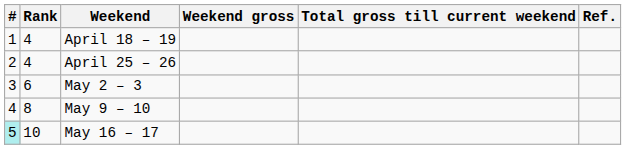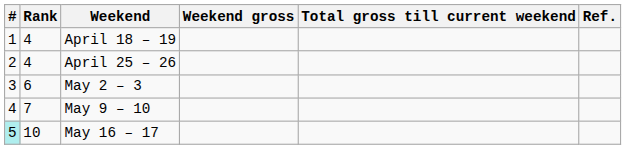(28, 109) 8 -> (28, 109) 7
